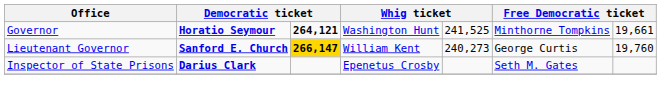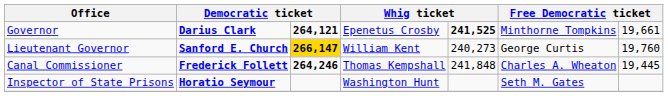(227, 30) Horatio Seymour -> (217, 30) Darius Clark
(391, 30) Washington Hunt -> (391, 30) Epenetus Crosby
(467, 30) normal -> (473, 30) bold
+ row: (65, 65)
(217, 65) Darius Clark -> (227, 83) Horatio Seymour
(391, 65) Epenetus Crosby -> (391, 83) Washington Hunt
